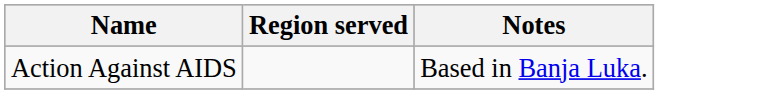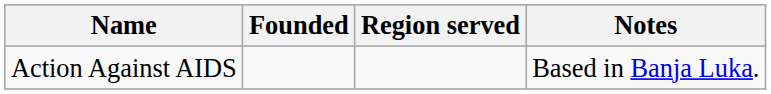+ column: (299, 25)
